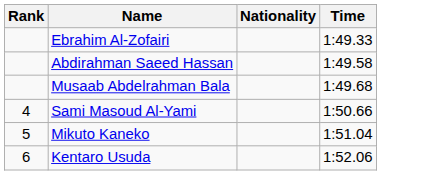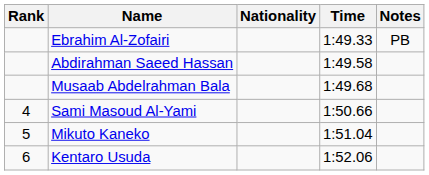+ column: (400, 16)
